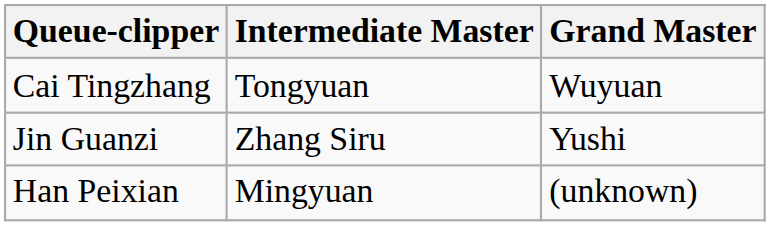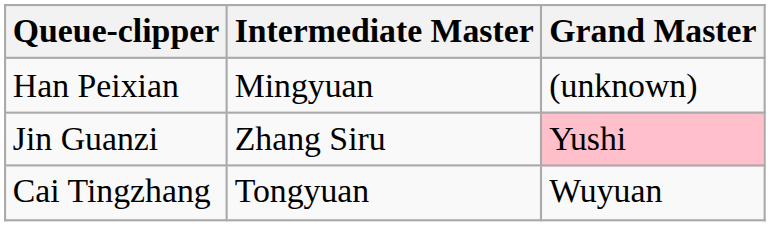rows swapped: (112, 84) <-> (96, 191)
(588, 138) no background -> (588, 138) pink background
